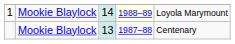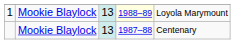(108, 13) 14 -> (108, 13) 13
